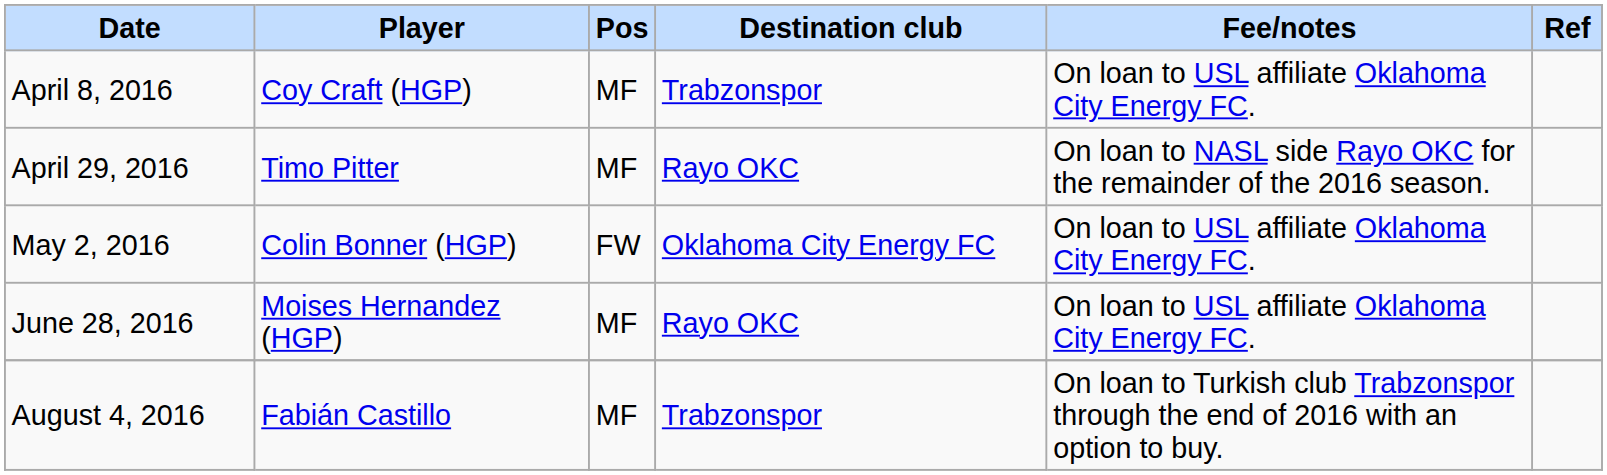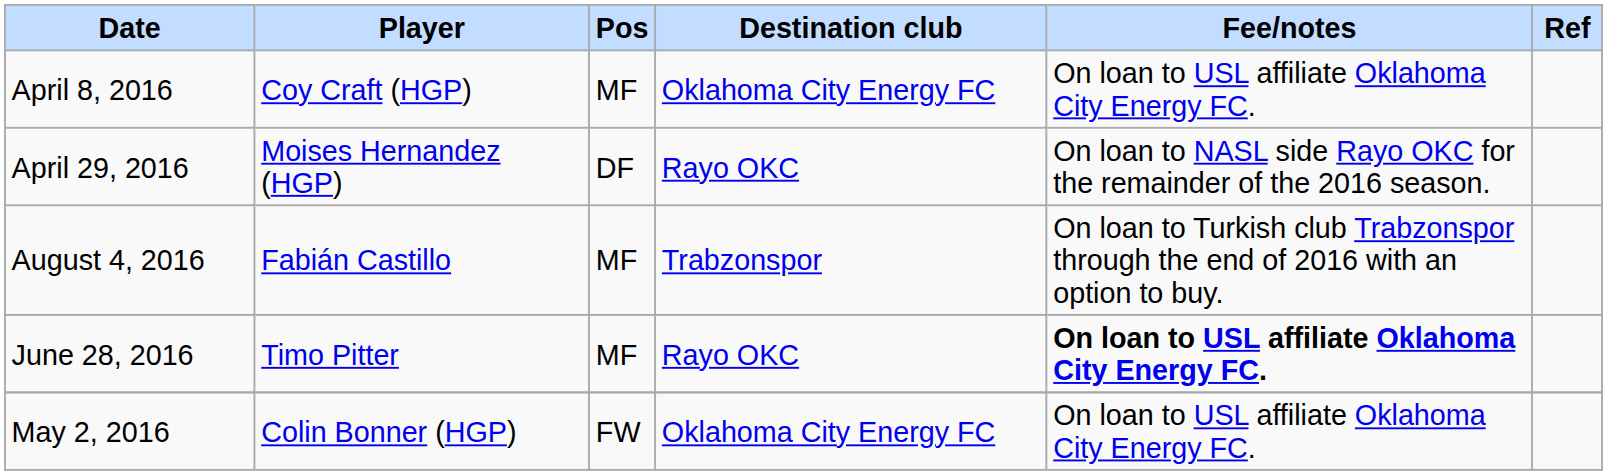(742, 89) Trabzonspor -> (829, 89) Oklahoma City Energy FC
(330, 167) Timo Pitter -> (381, 167) Moises Hernandez (HGP)
(617, 167) MF -> (615, 167) DF
rows swapped: (91, 245) <-> (108, 416)
(381, 322) Moises Hernandez (HGP) -> (330, 354) Timo Pitter
(1269, 322) normal -> (1284, 354) bold
